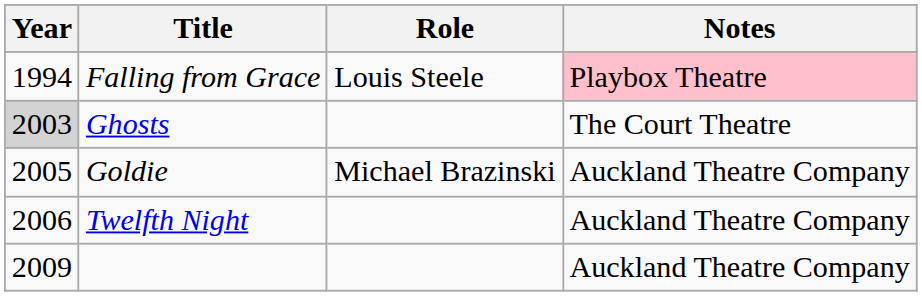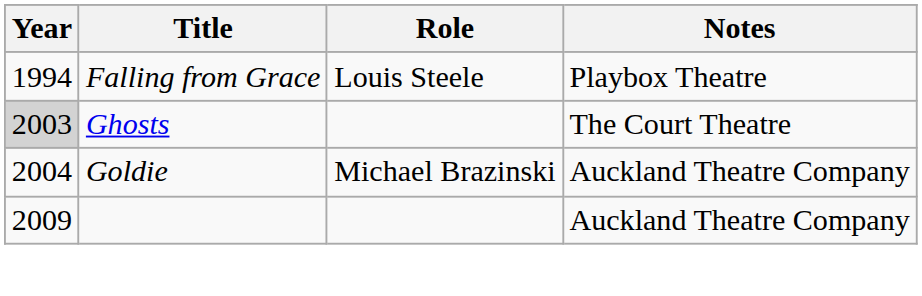(668, 76) pink background -> (668, 76) no background
(42, 171) 2005 -> (42, 171) 2004
- row: (167, 219)
